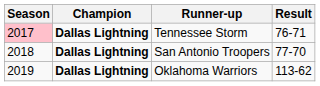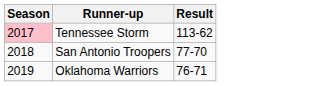- column: (102, 14)
(291, 33) 76-71 -> (195, 33) 113-62
(293, 71) 113-62 -> (192, 71) 76-71
